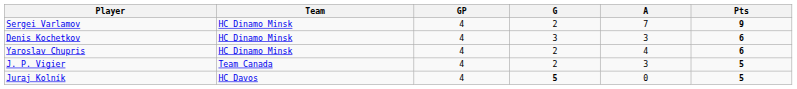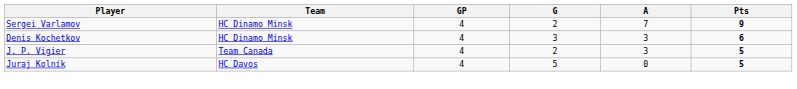- row: (46, 51)
(555, 78) bold -> (555, 64) normal
